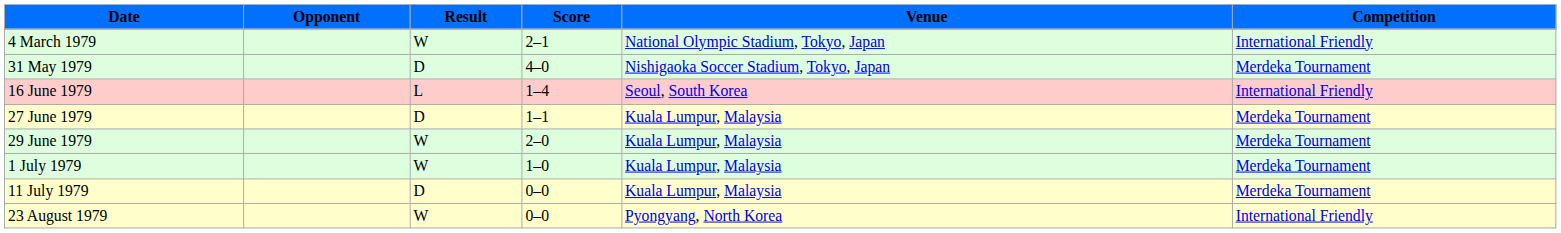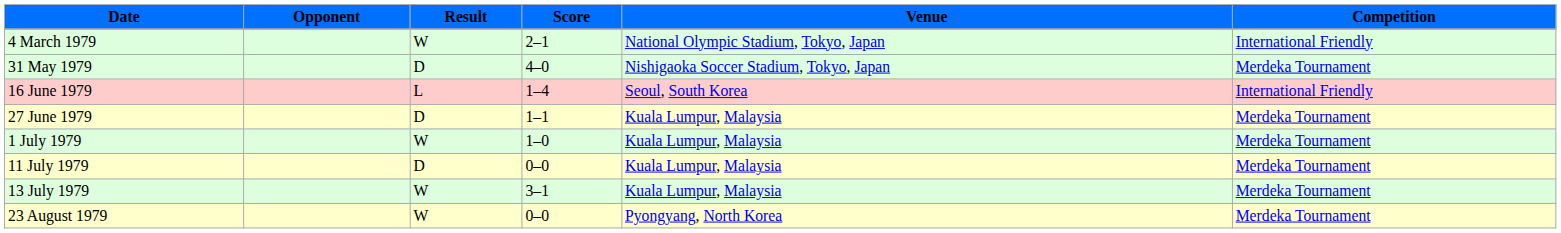- row: (50, 141)
+ row: (49, 191)
(1304, 215) International Friendly -> (1303, 215) Merdeka Tournament
